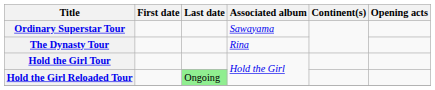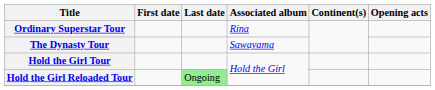(252, 28) Sawayama -> (239, 28) Rina
(239, 45) Rina -> (252, 45) Sawayama
